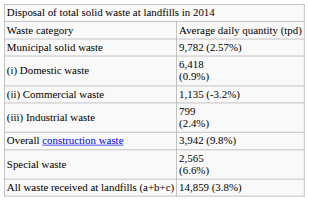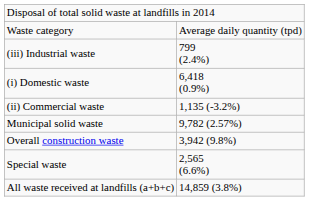rows swapped: (55, 47) <-> (51, 117)
